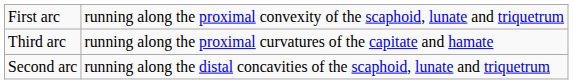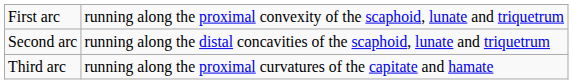rows swapped: (43, 66) <-> (37, 41)
